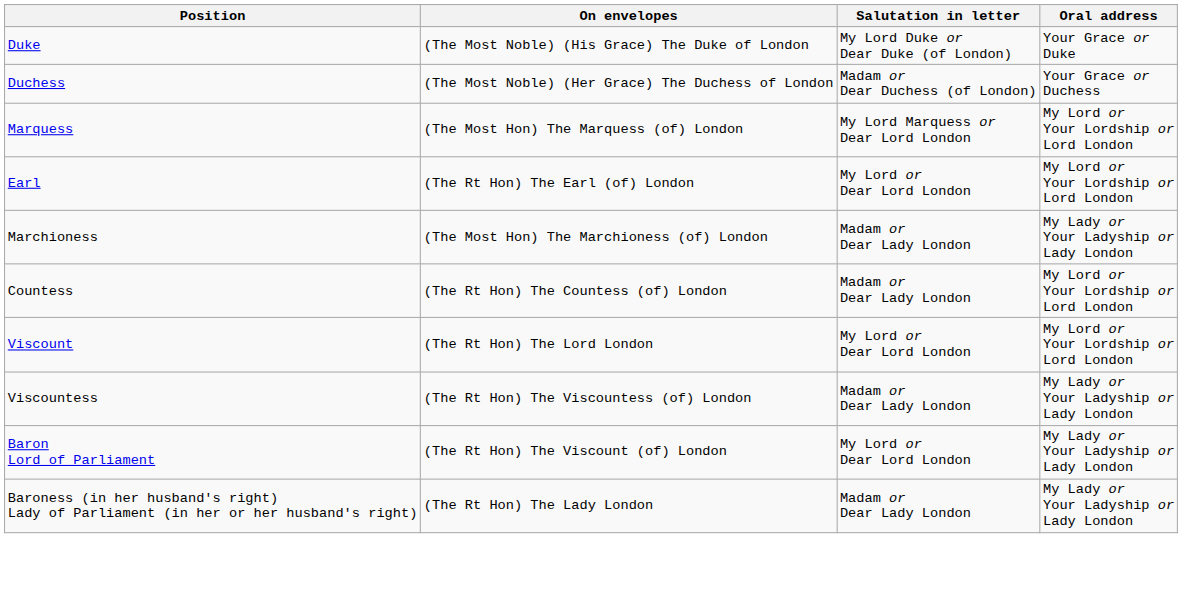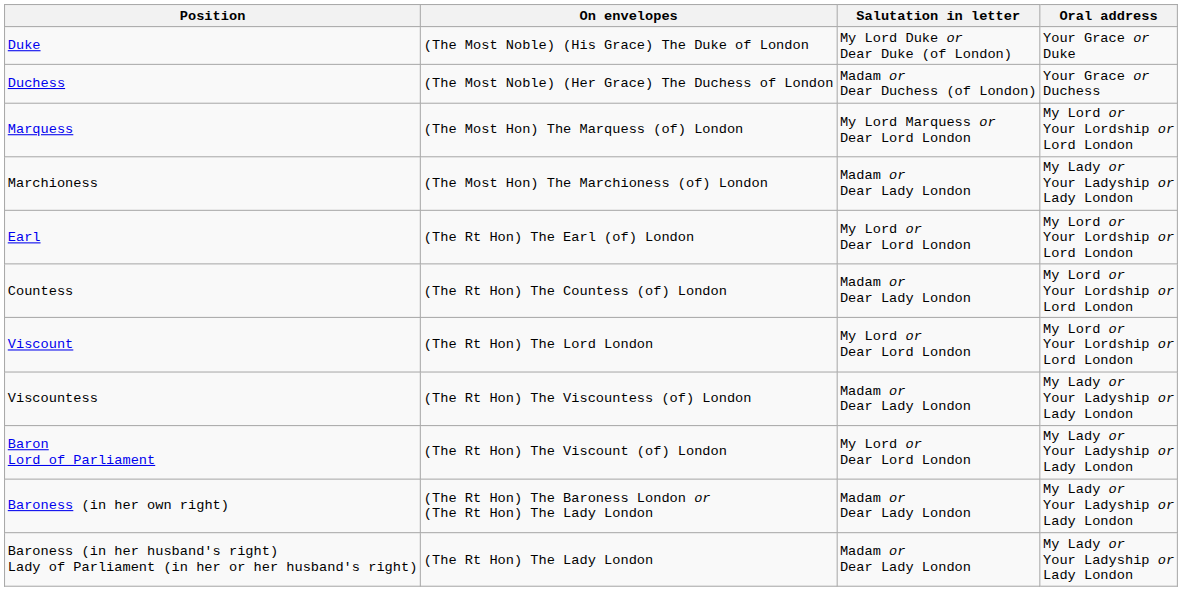rows swapped: (53, 237) <-> (24, 183)
+ row: (118, 506)
